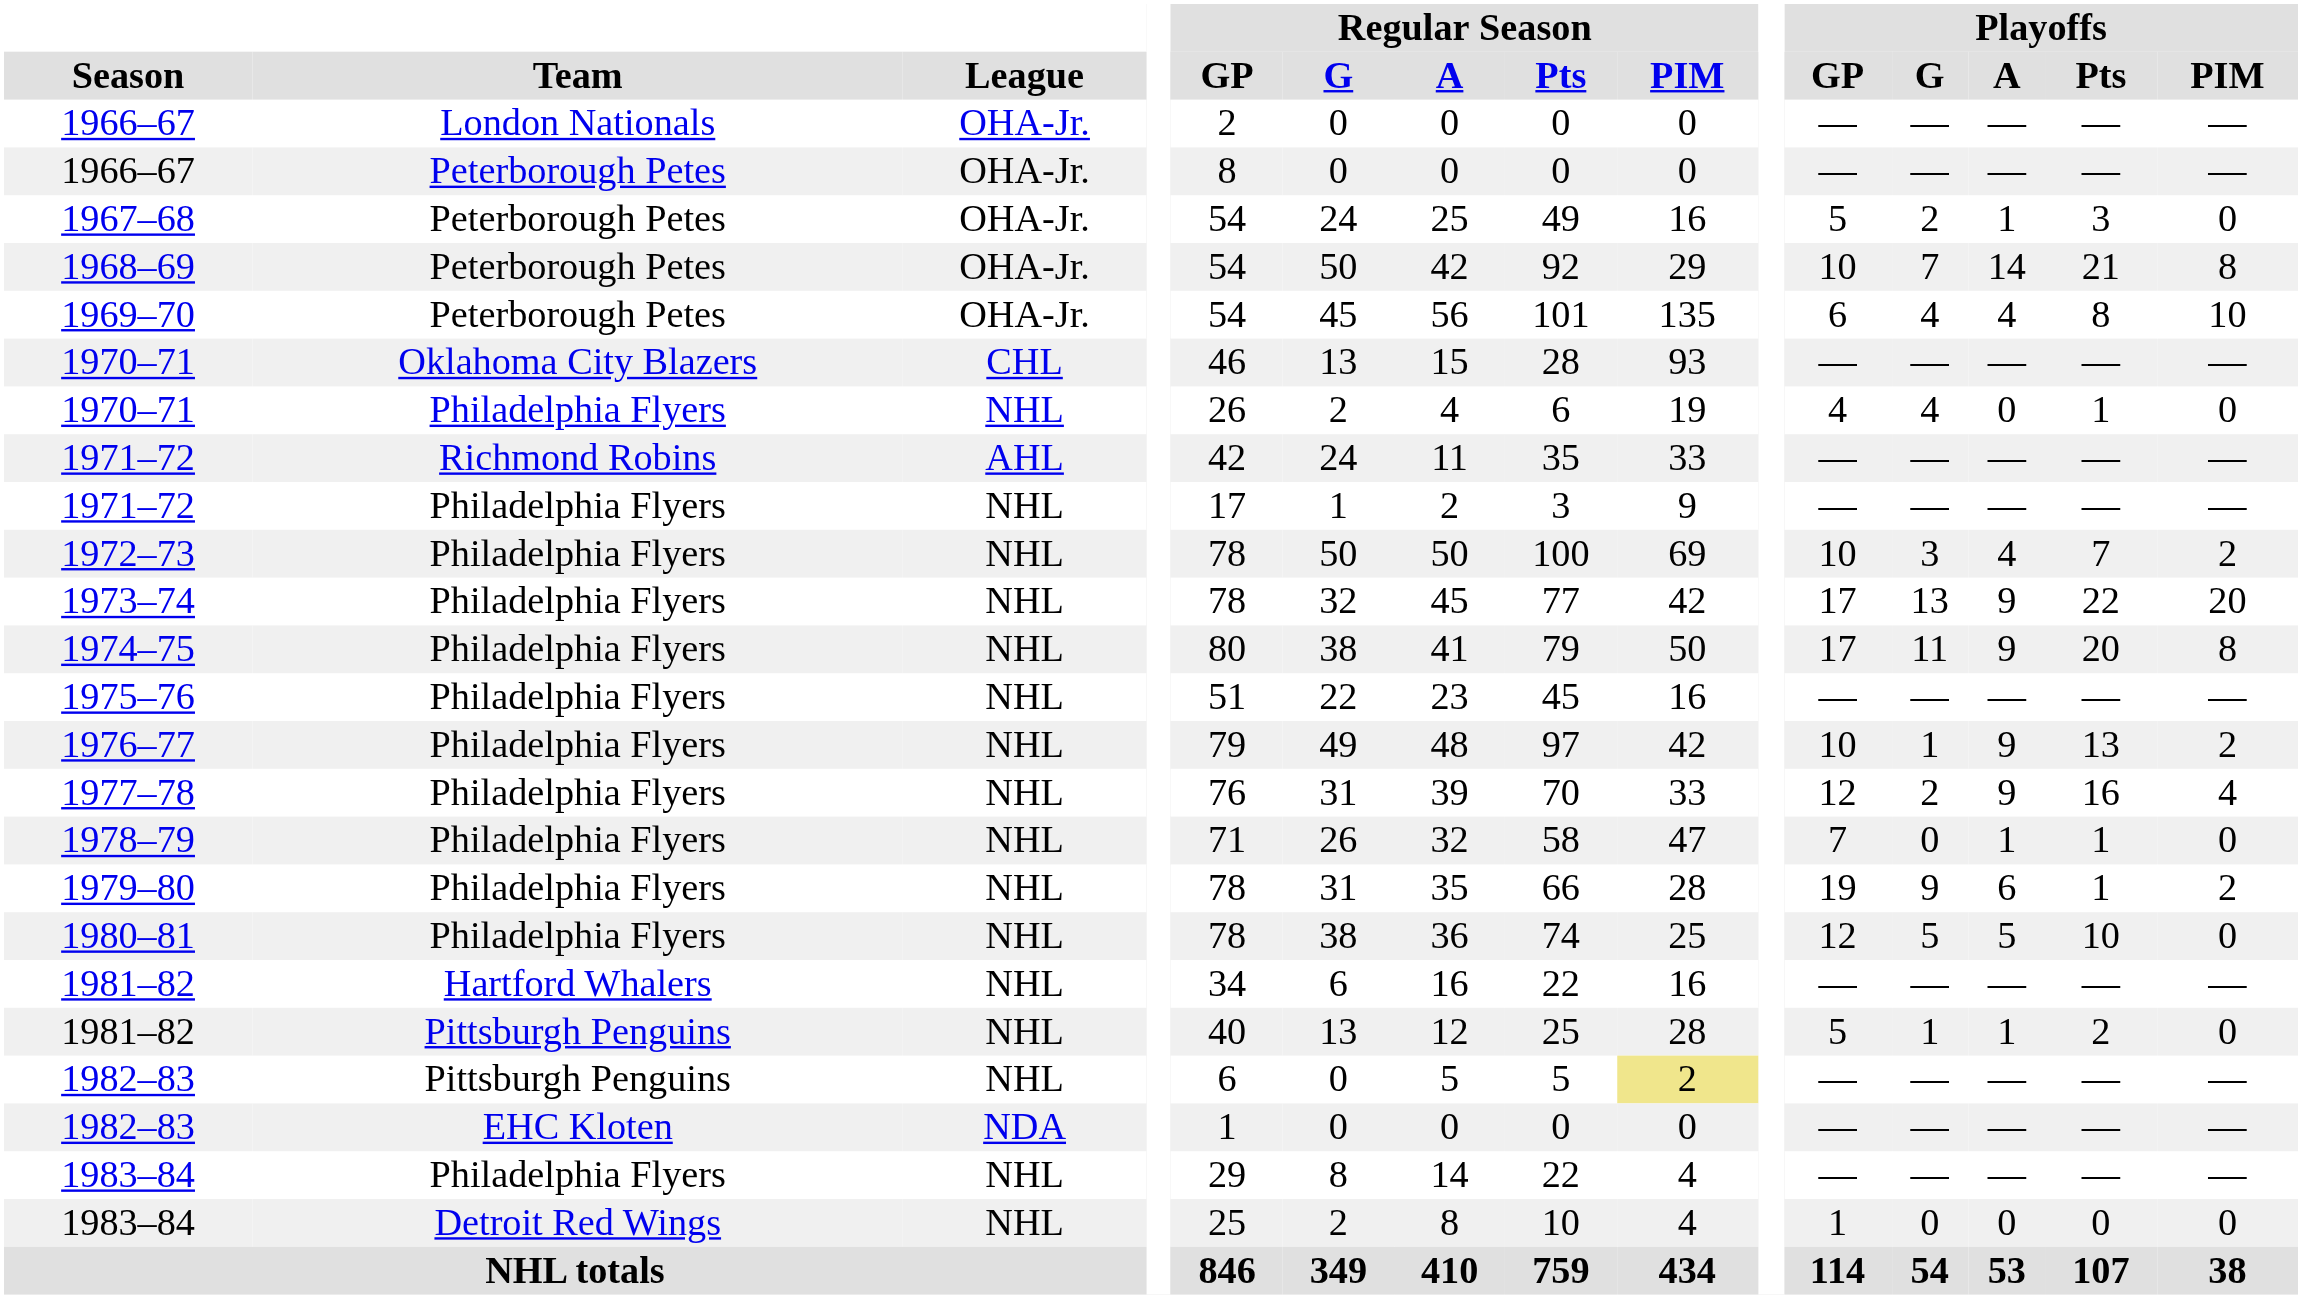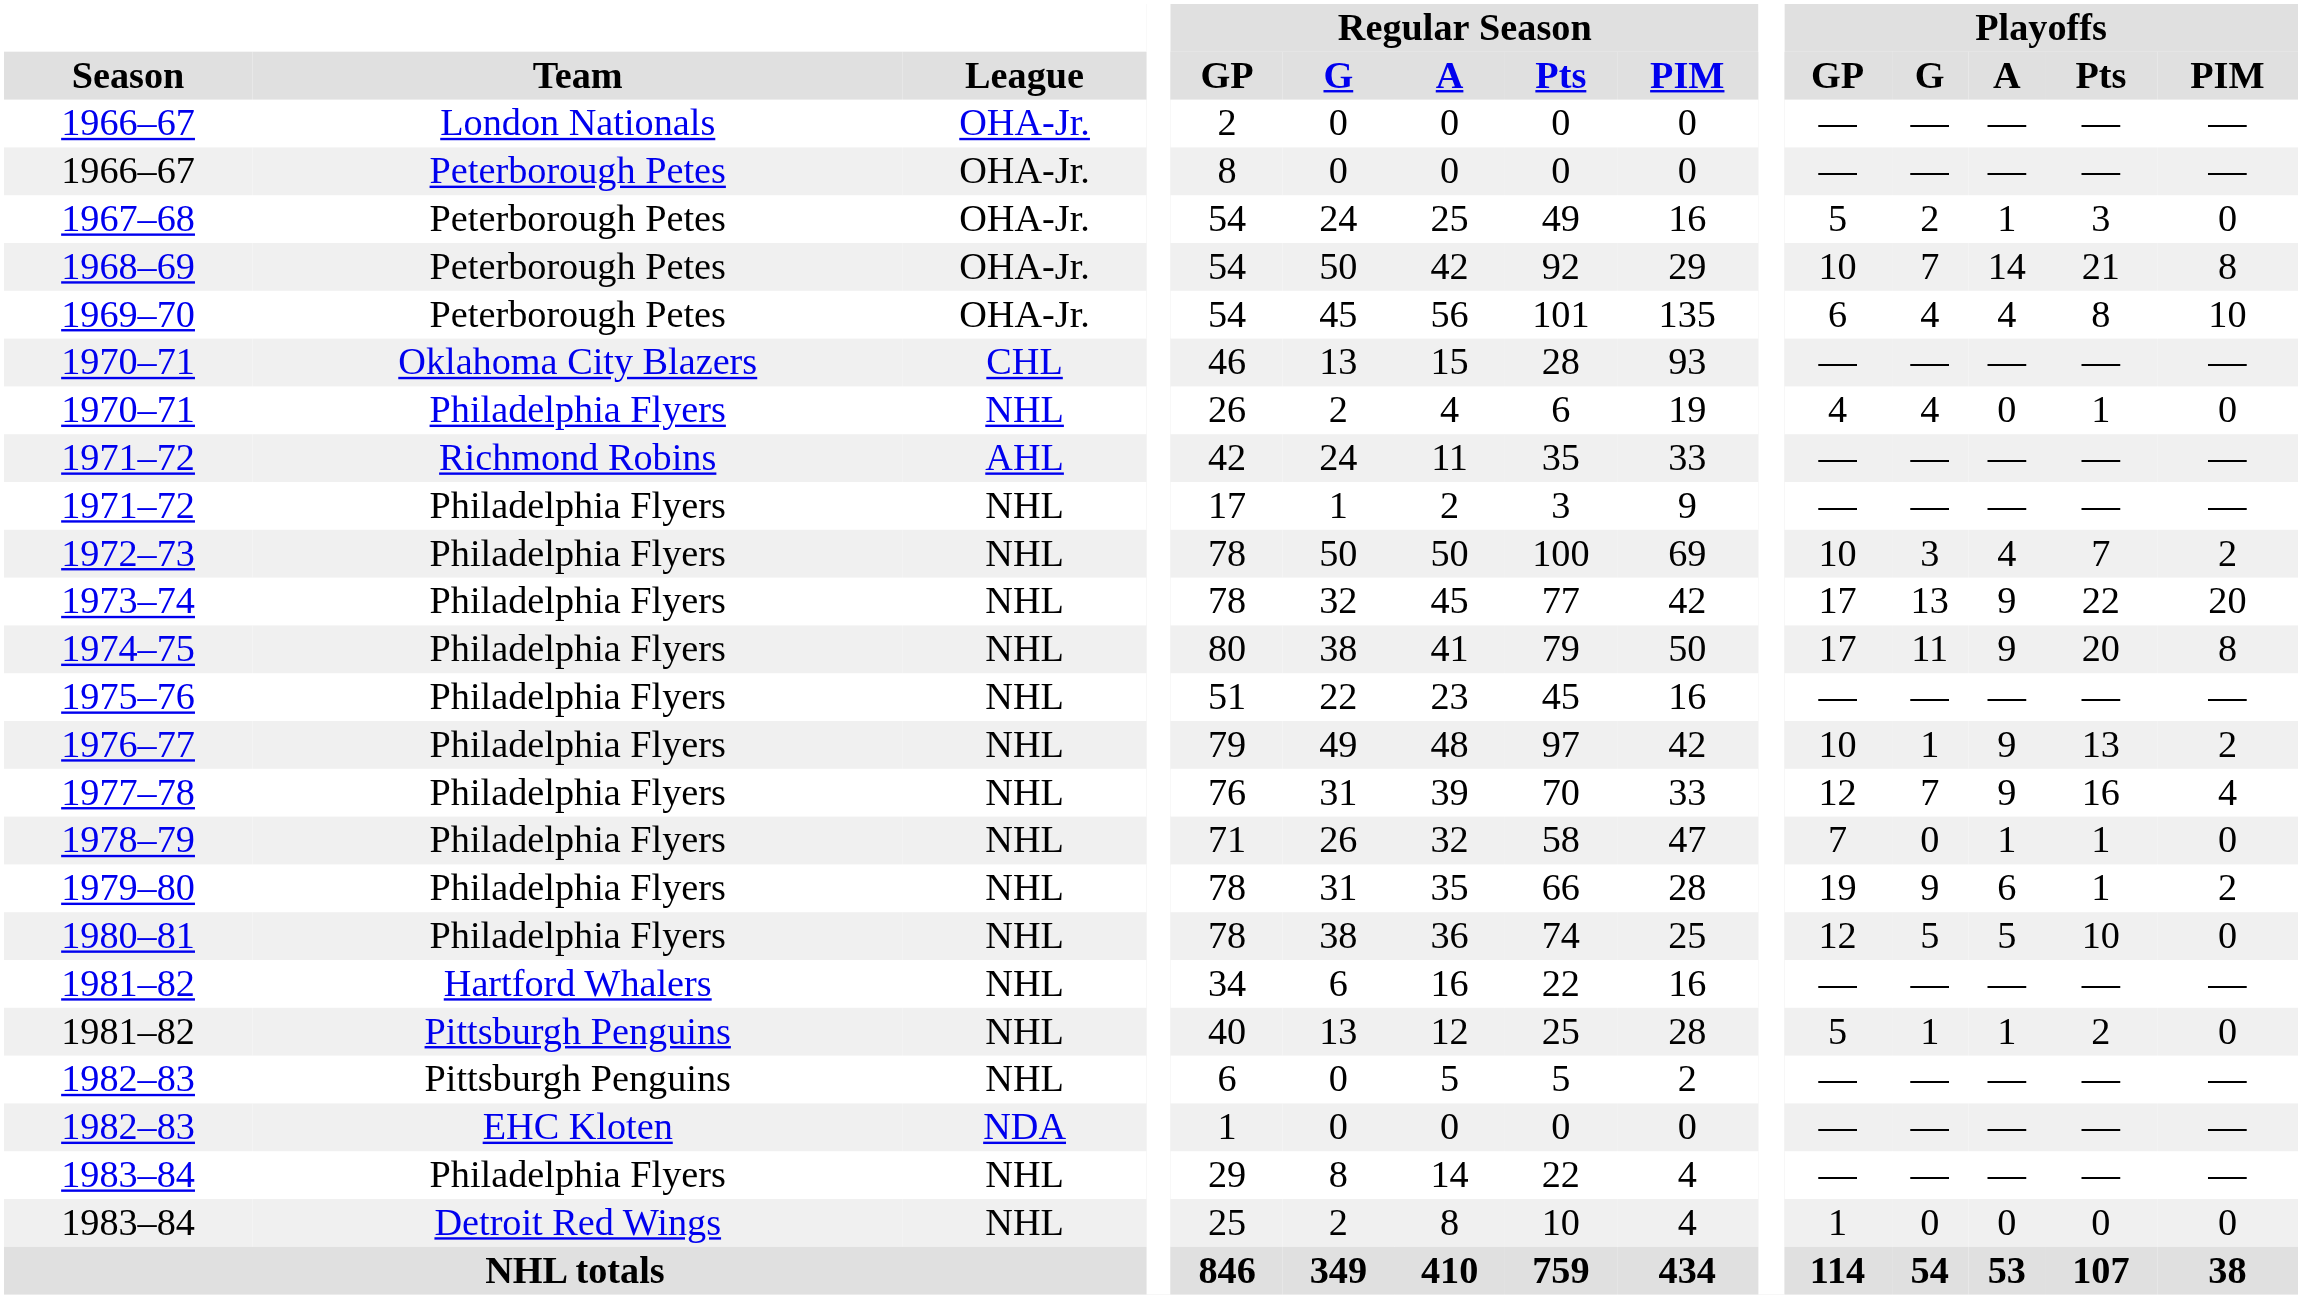(1930, 792) 2 -> (1930, 792) 7
(1687, 1078) khaki background -> (1687, 1078) no background
